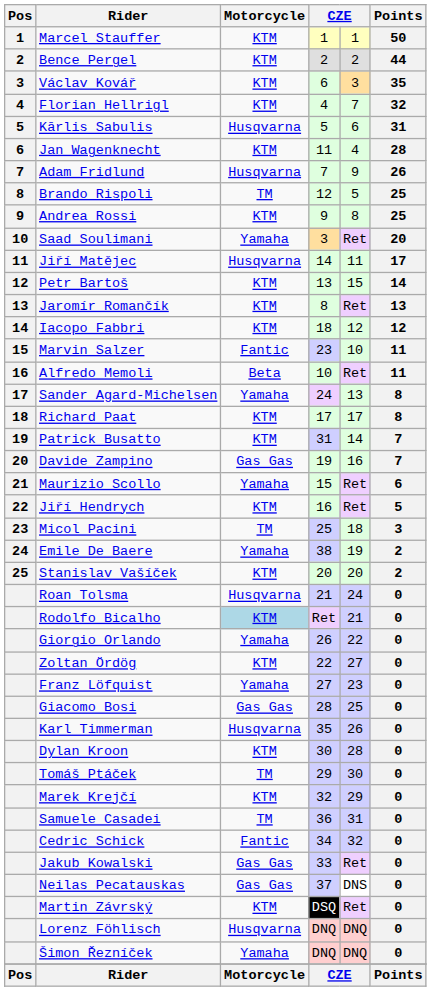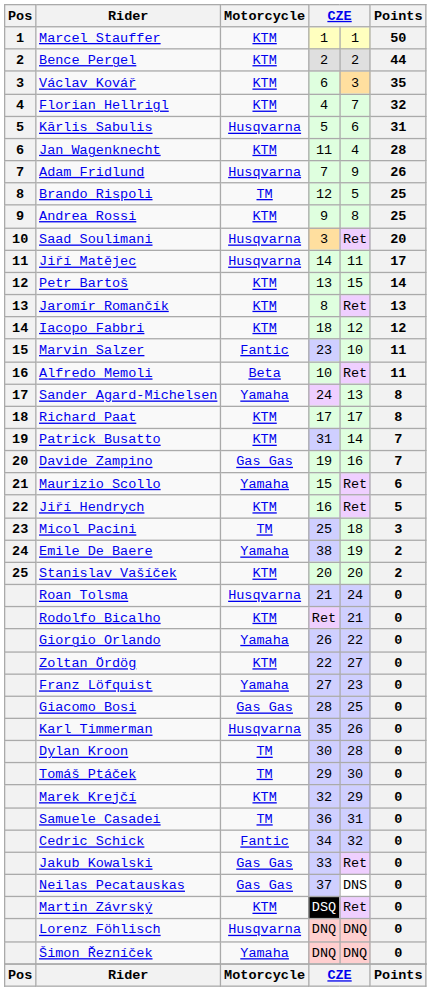(265, 239) Yamaha -> (265, 239) Husqvarna
(265, 618) lightblue background -> (265, 618) no background
(265, 752) KTM -> (265, 752) TM
